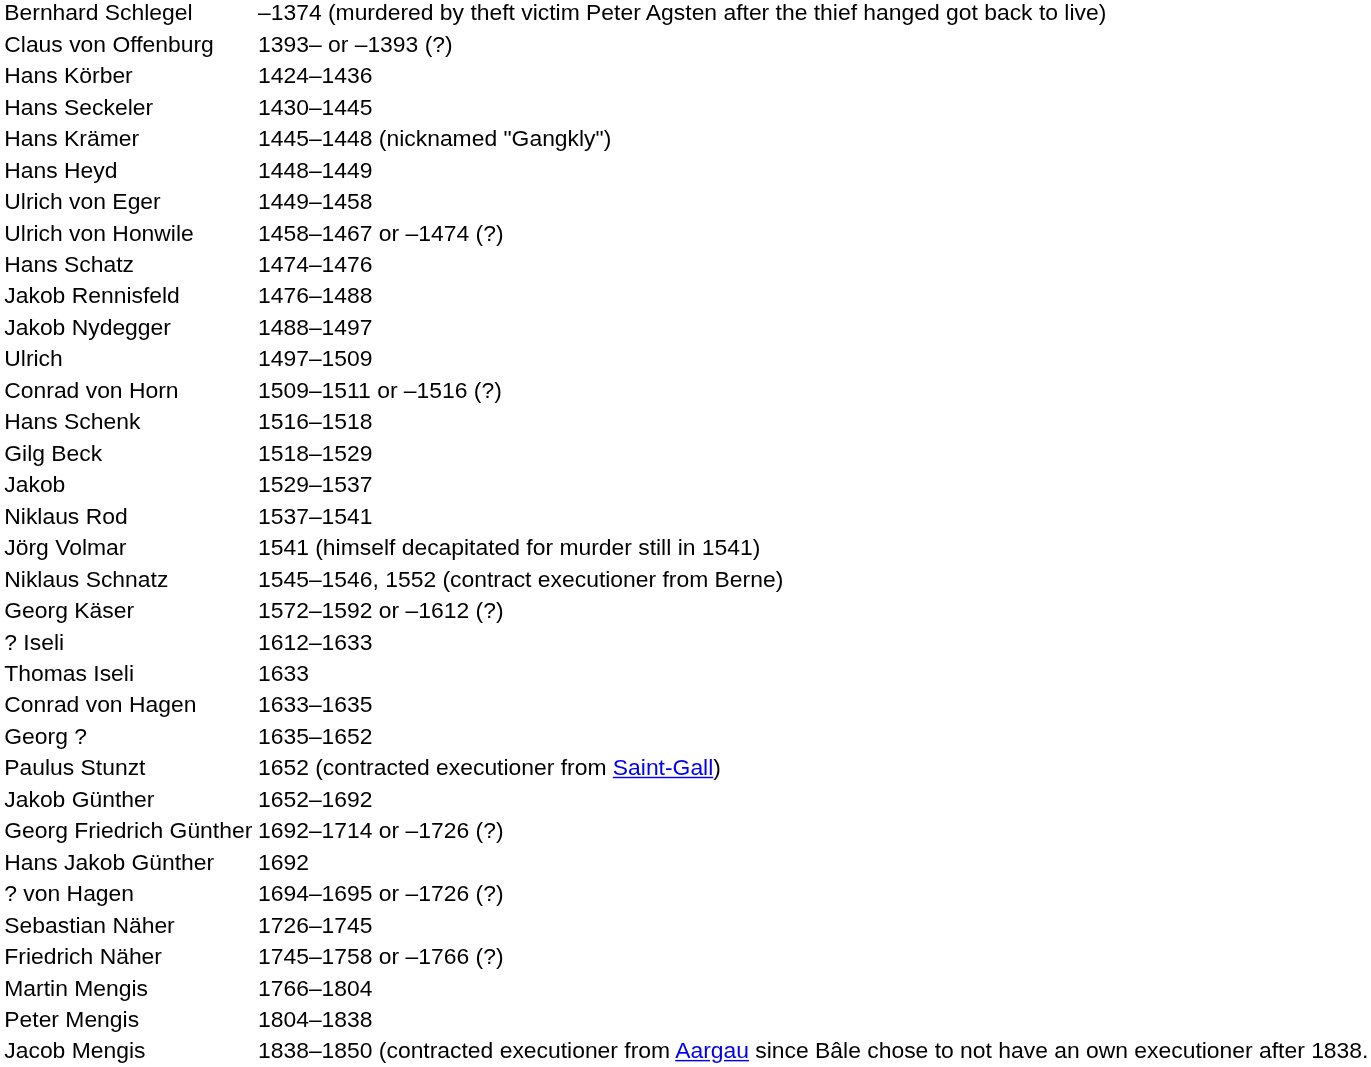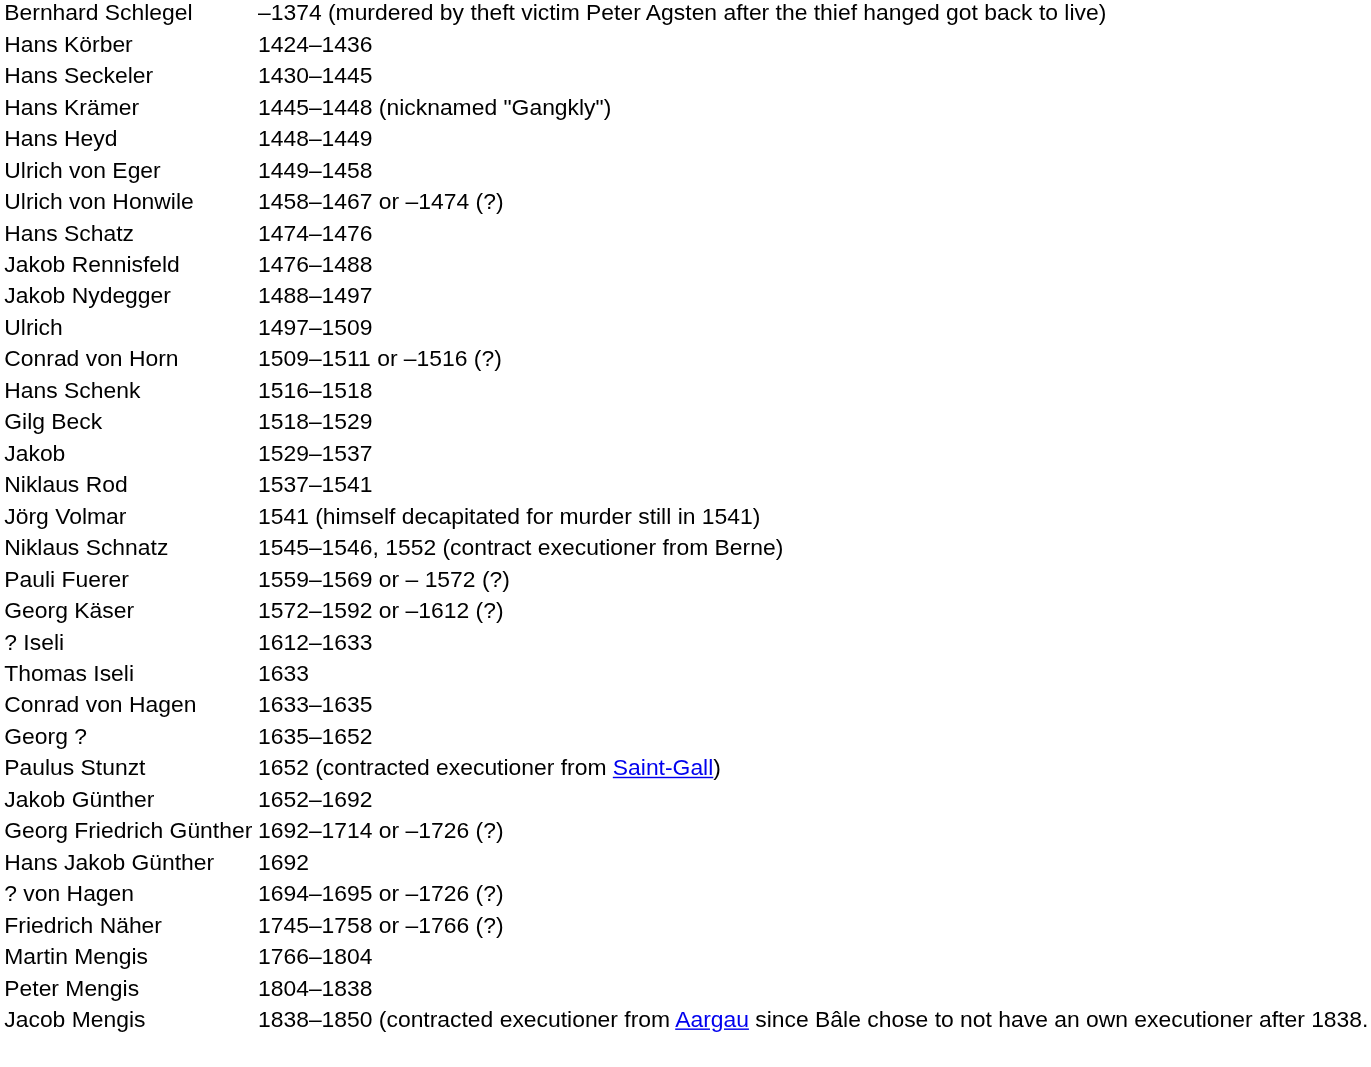- row: (109, 44)
+ row: (67, 579)
- row: (90, 925)
